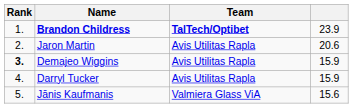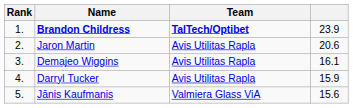(19, 62) bold -> (19, 62) normal
(329, 62) 15.9 -> (329, 62) 16.1
